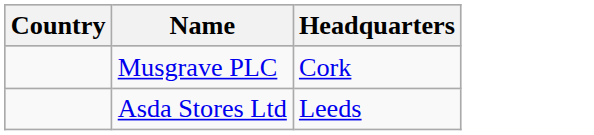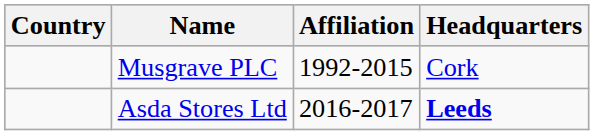+ column: (356, 25)
(330, 108) normal -> (459, 108) bold
